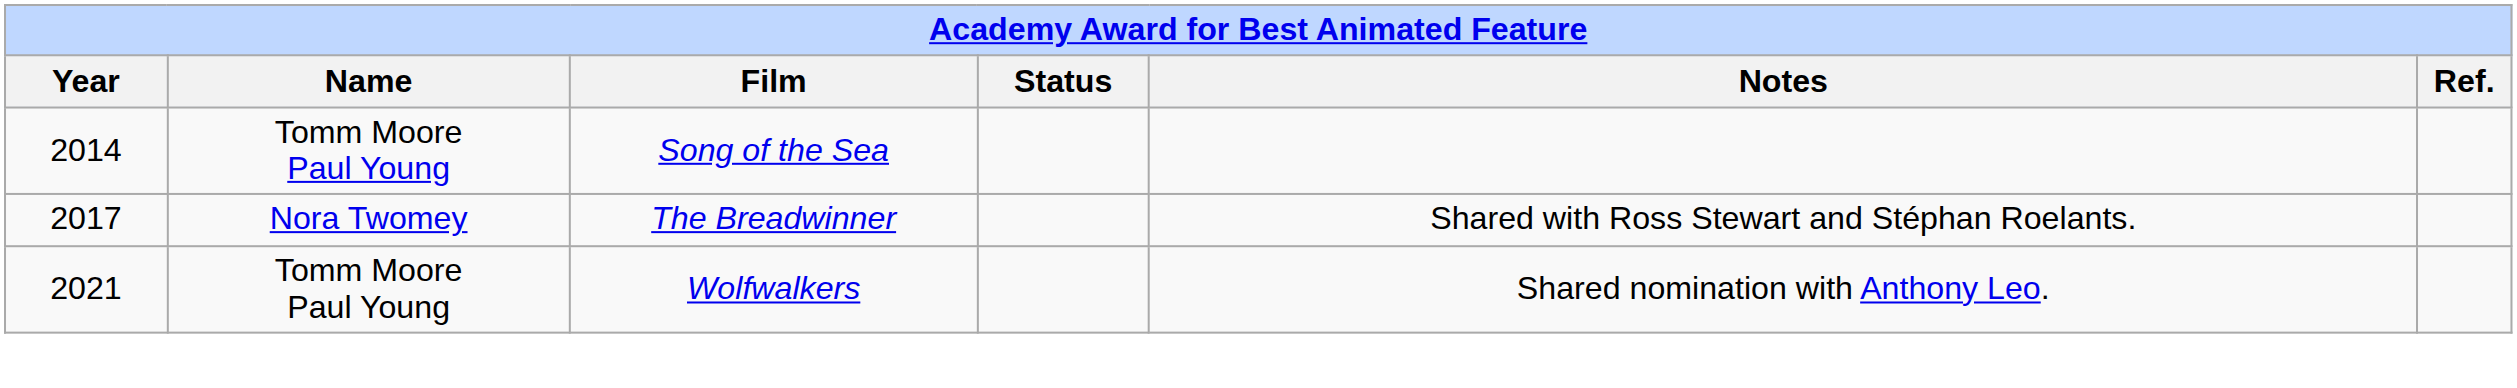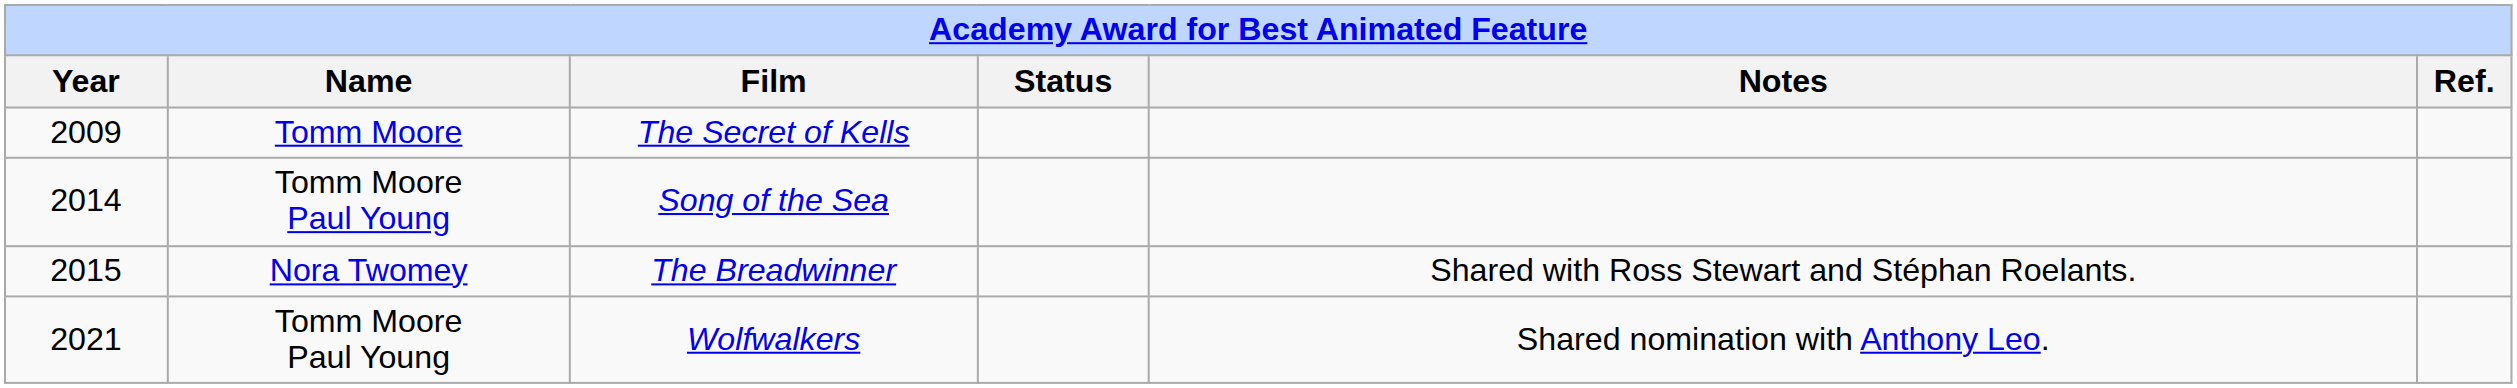+ row: (774, 132)
(86, 219) 2017 -> (86, 270) 2015
